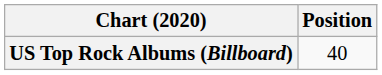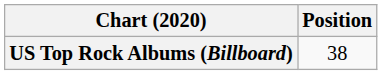(337, 52) 40 -> (337, 52) 38
